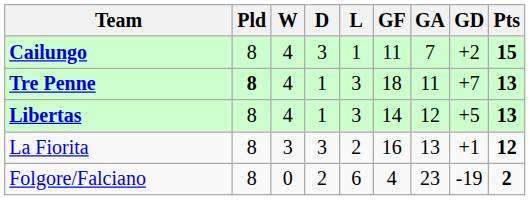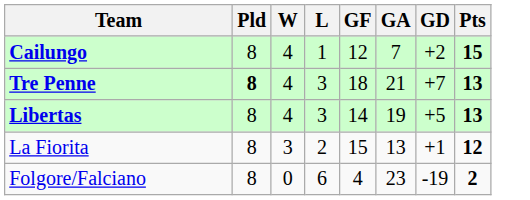- column: (322, 20)
(392, 52) 11 -> (358, 52) 12
(430, 83) 11 -> (396, 83) 21
(430, 115) 12 -> (396, 115) 19
(392, 147) 16 -> (358, 147) 15
